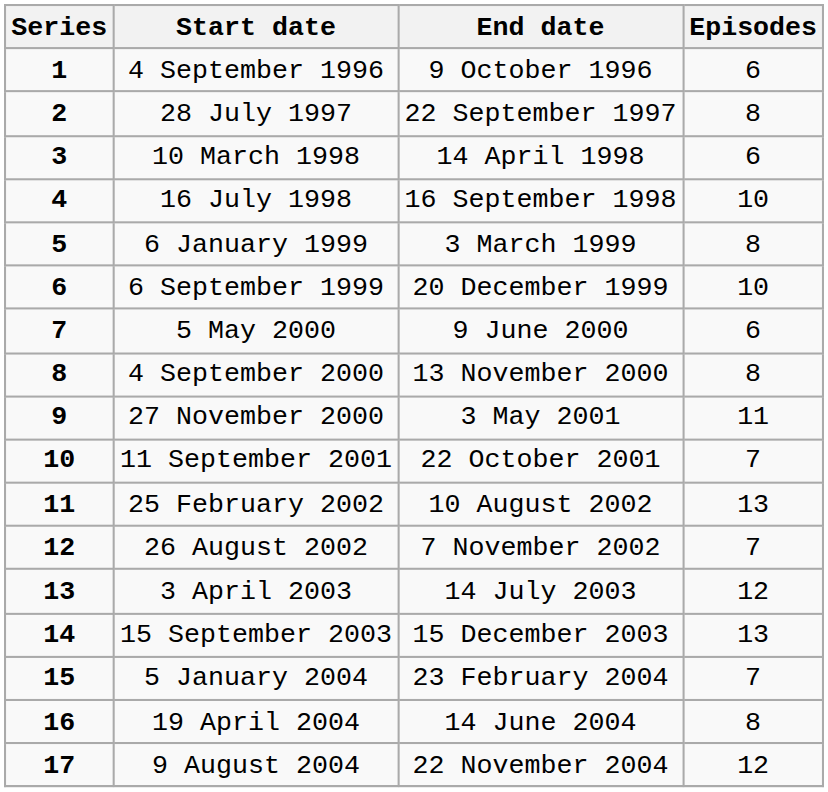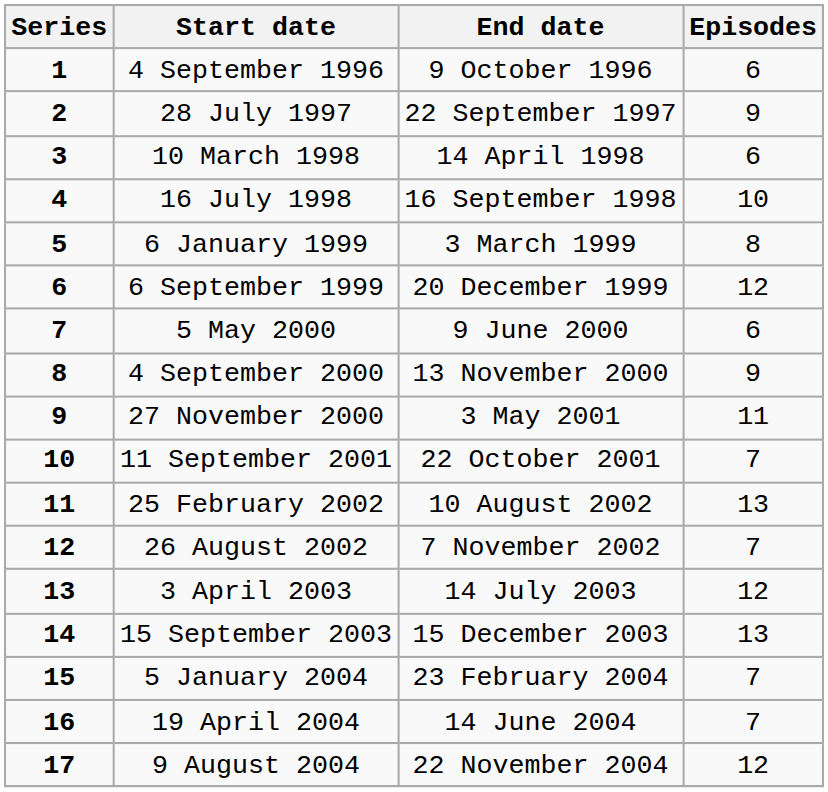(753, 114) 8 -> (753, 114) 9
(753, 287) 10 -> (753, 287) 12
(753, 374) 8 -> (753, 374) 9
(753, 722) 8 -> (753, 722) 7
